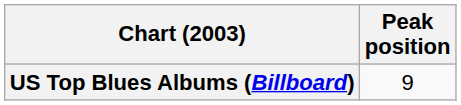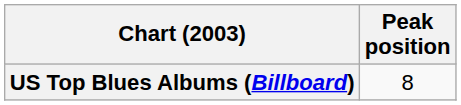(408, 81) 9 -> (408, 81) 8
